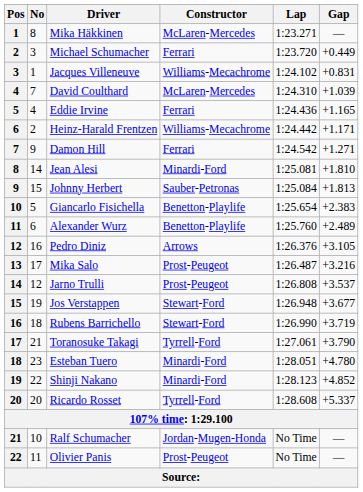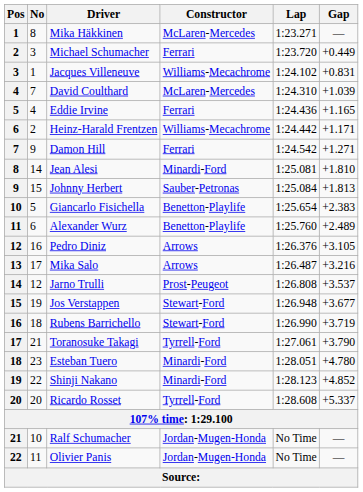(196, 265) Prost-Peugeot -> (180, 265) Arrows
(196, 458) Prost-Peugeot -> (214, 458) Jordan-Mugen-Honda
